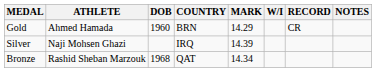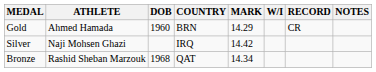(242, 43) 14.39 -> (242, 43) 14.42
